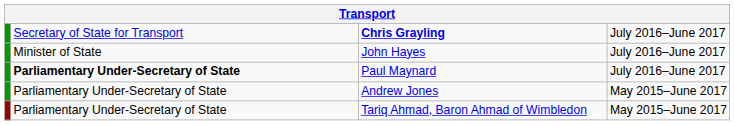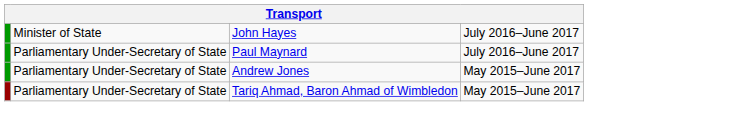- row: (403, 33)
(127, 71) bold -> (120, 52) normal
